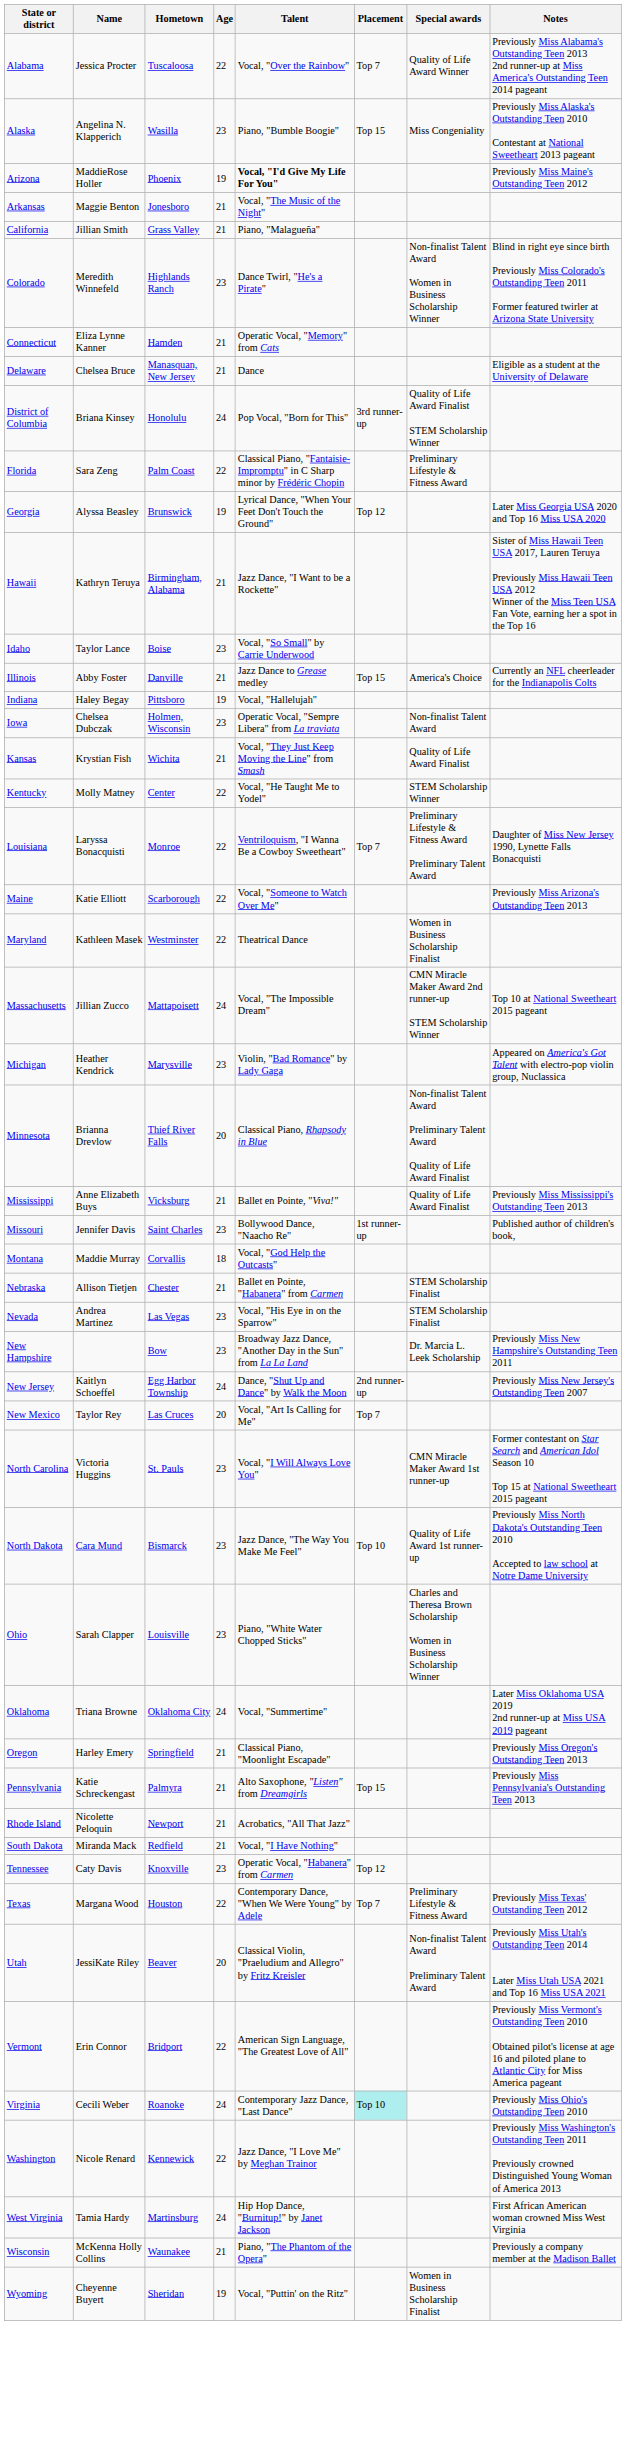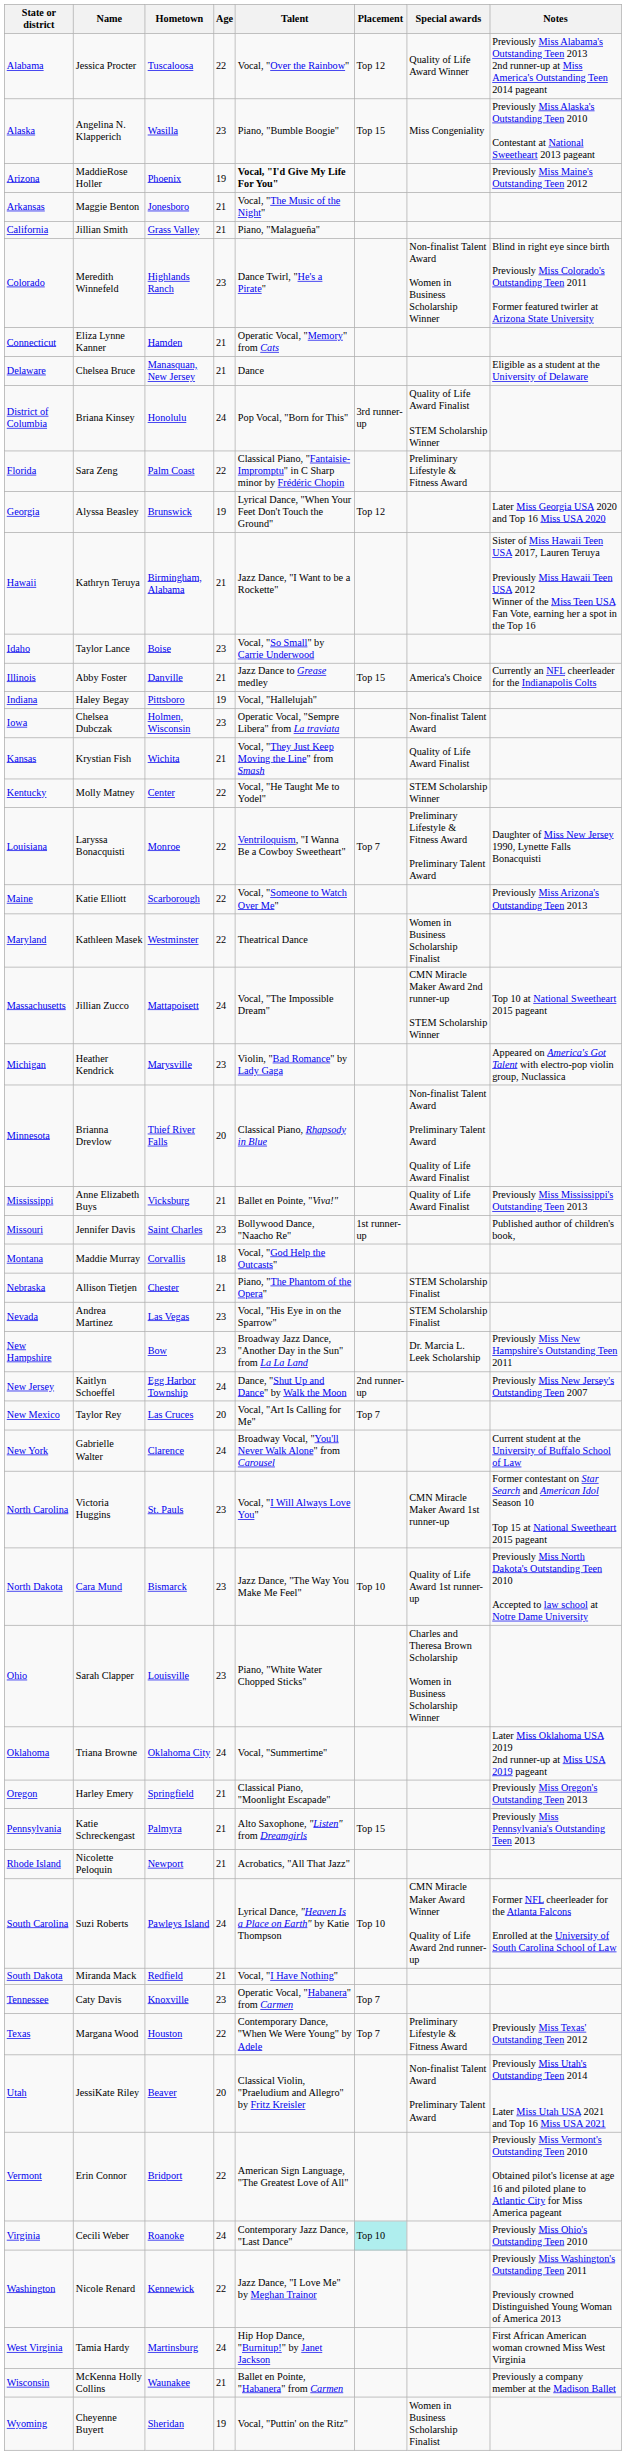(368, 66) Top 7 -> (371, 66) Top 12
(291, 1288) Ballet en Pointe, "Habanera" from Carmen -> (295, 1288) Piano, "The Phantom of the Opera"
+ row: (27, 1450)
+ row: (38, 1923)
(371, 1869) Top 12 -> (368, 1999) Top 7
(295, 2253) Piano, "The Phantom of the Opera" -> (291, 2383) Ballet en Pointe, "Habanera" from Carmen
